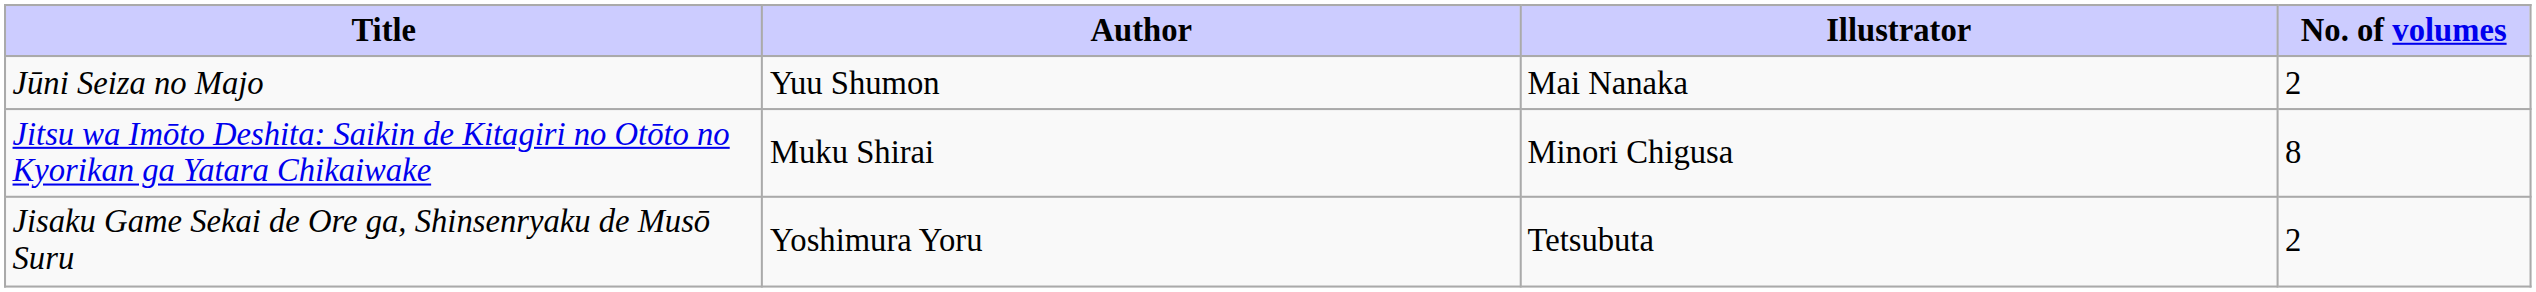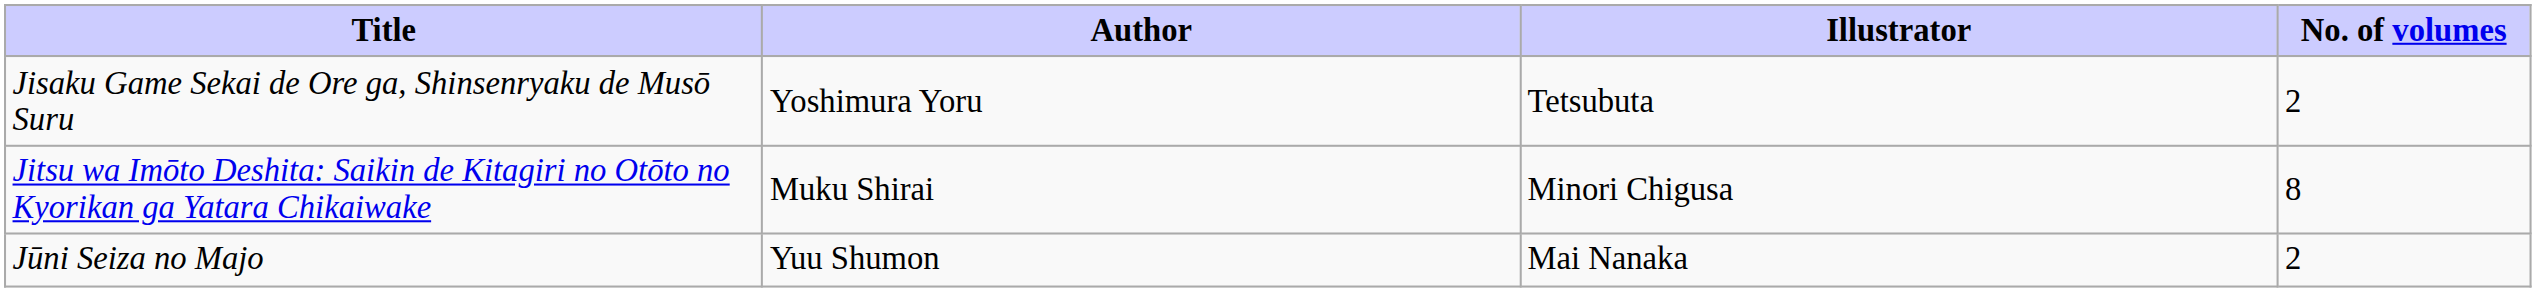rows swapped: (361, 240) <-> (138, 82)
